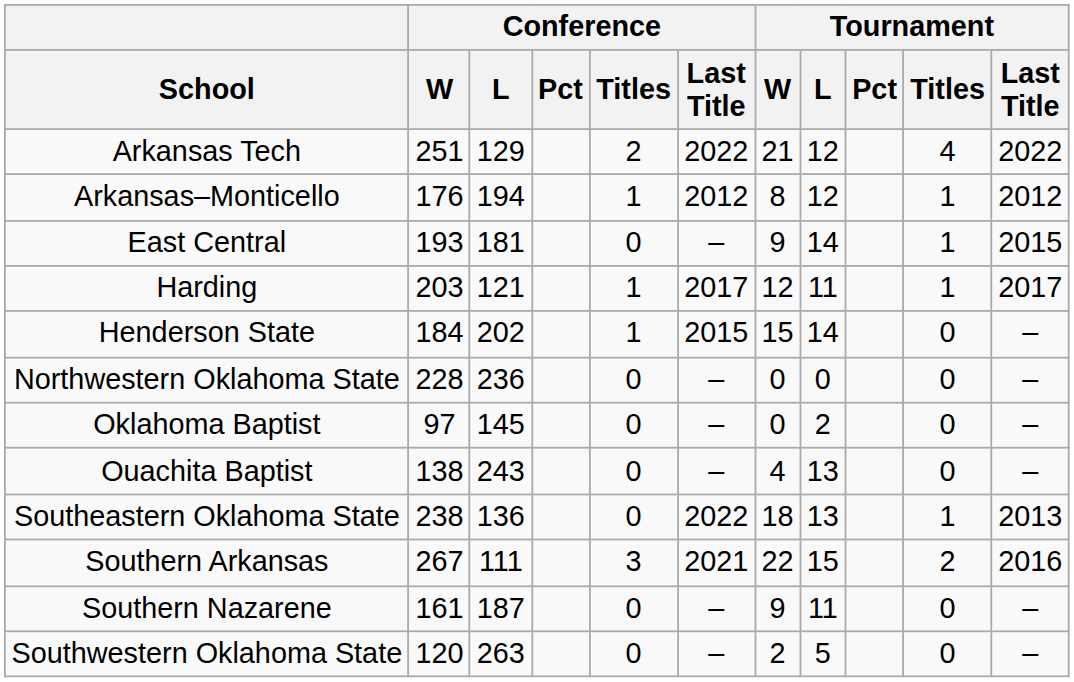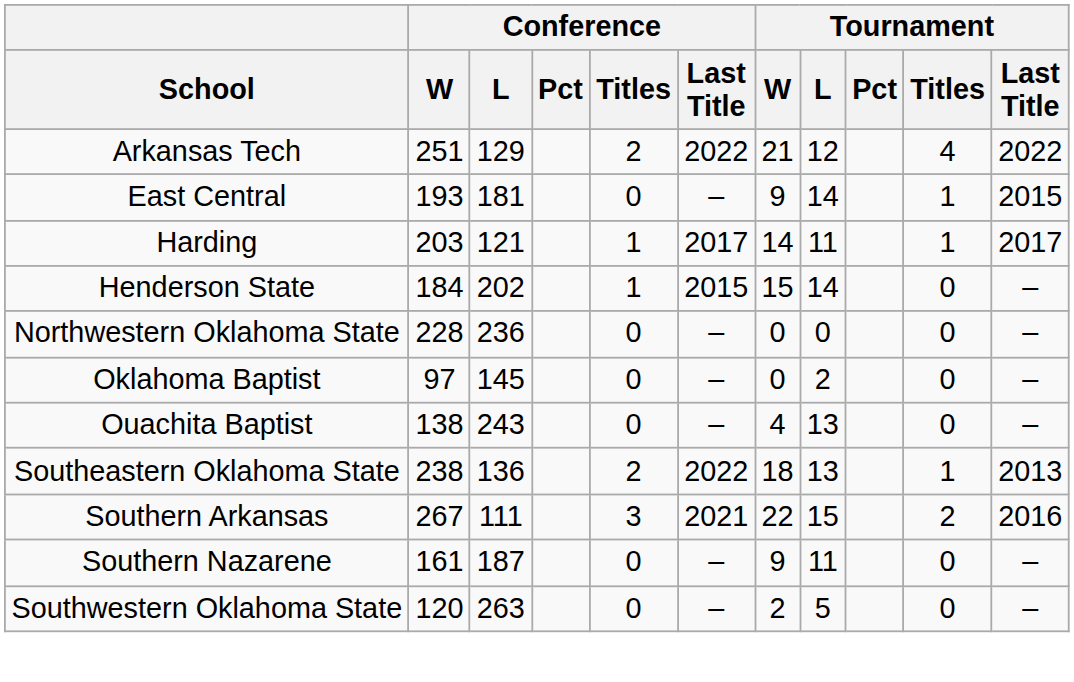- row: (207, 196)
(778, 288) 12 -> (778, 242) 14
(634, 516) 0 -> (634, 470) 2
